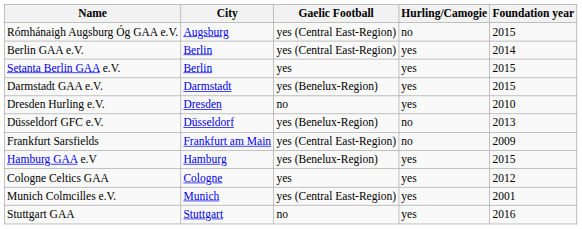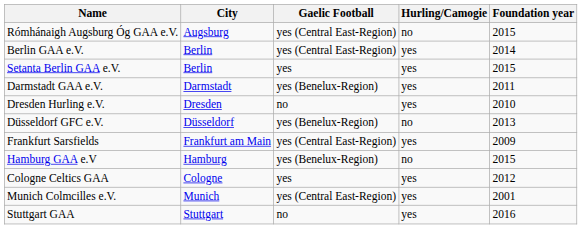(504, 86) 2015 -> (504, 86) 2011
(407, 141) no -> (409, 141) yes
(409, 159) yes -> (407, 159) no
